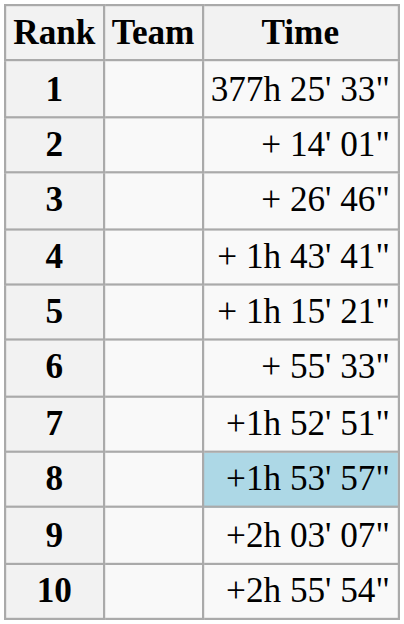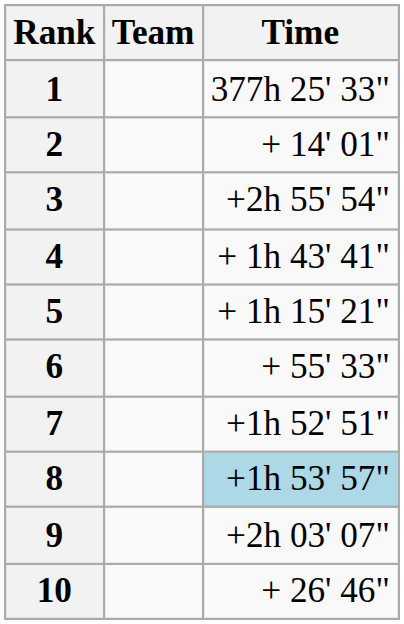(326, 199) + 26' 46" -> (308, 199) +2h 55' 54"
(308, 590) +2h 55' 54" -> (326, 590) + 26' 46"
